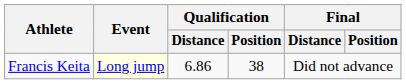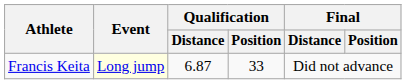(198, 66) 6.86 -> (198, 66) 6.87
(256, 66) 38 -> (256, 66) 33
